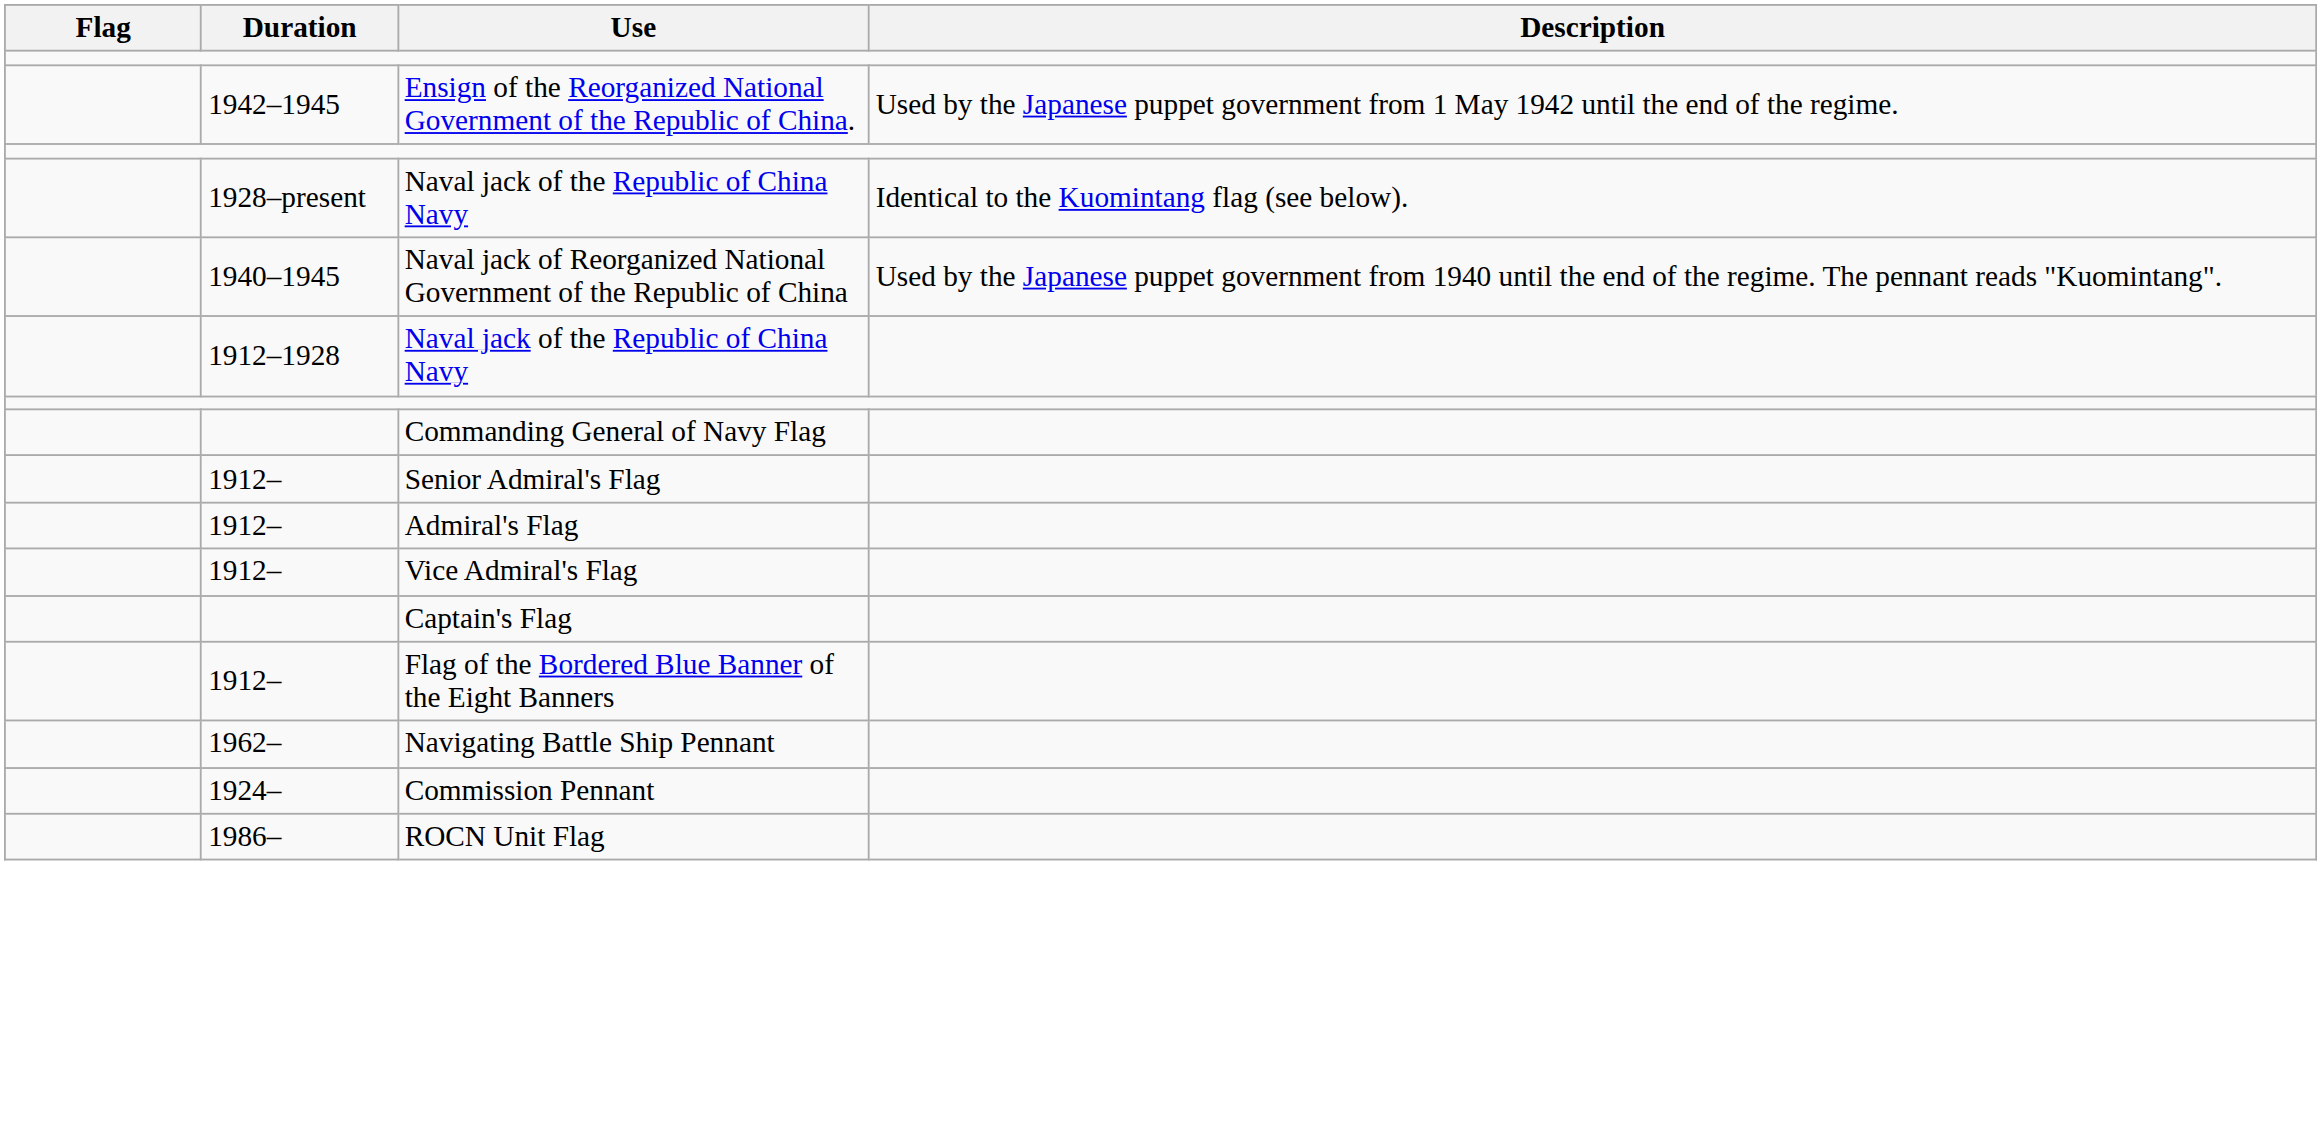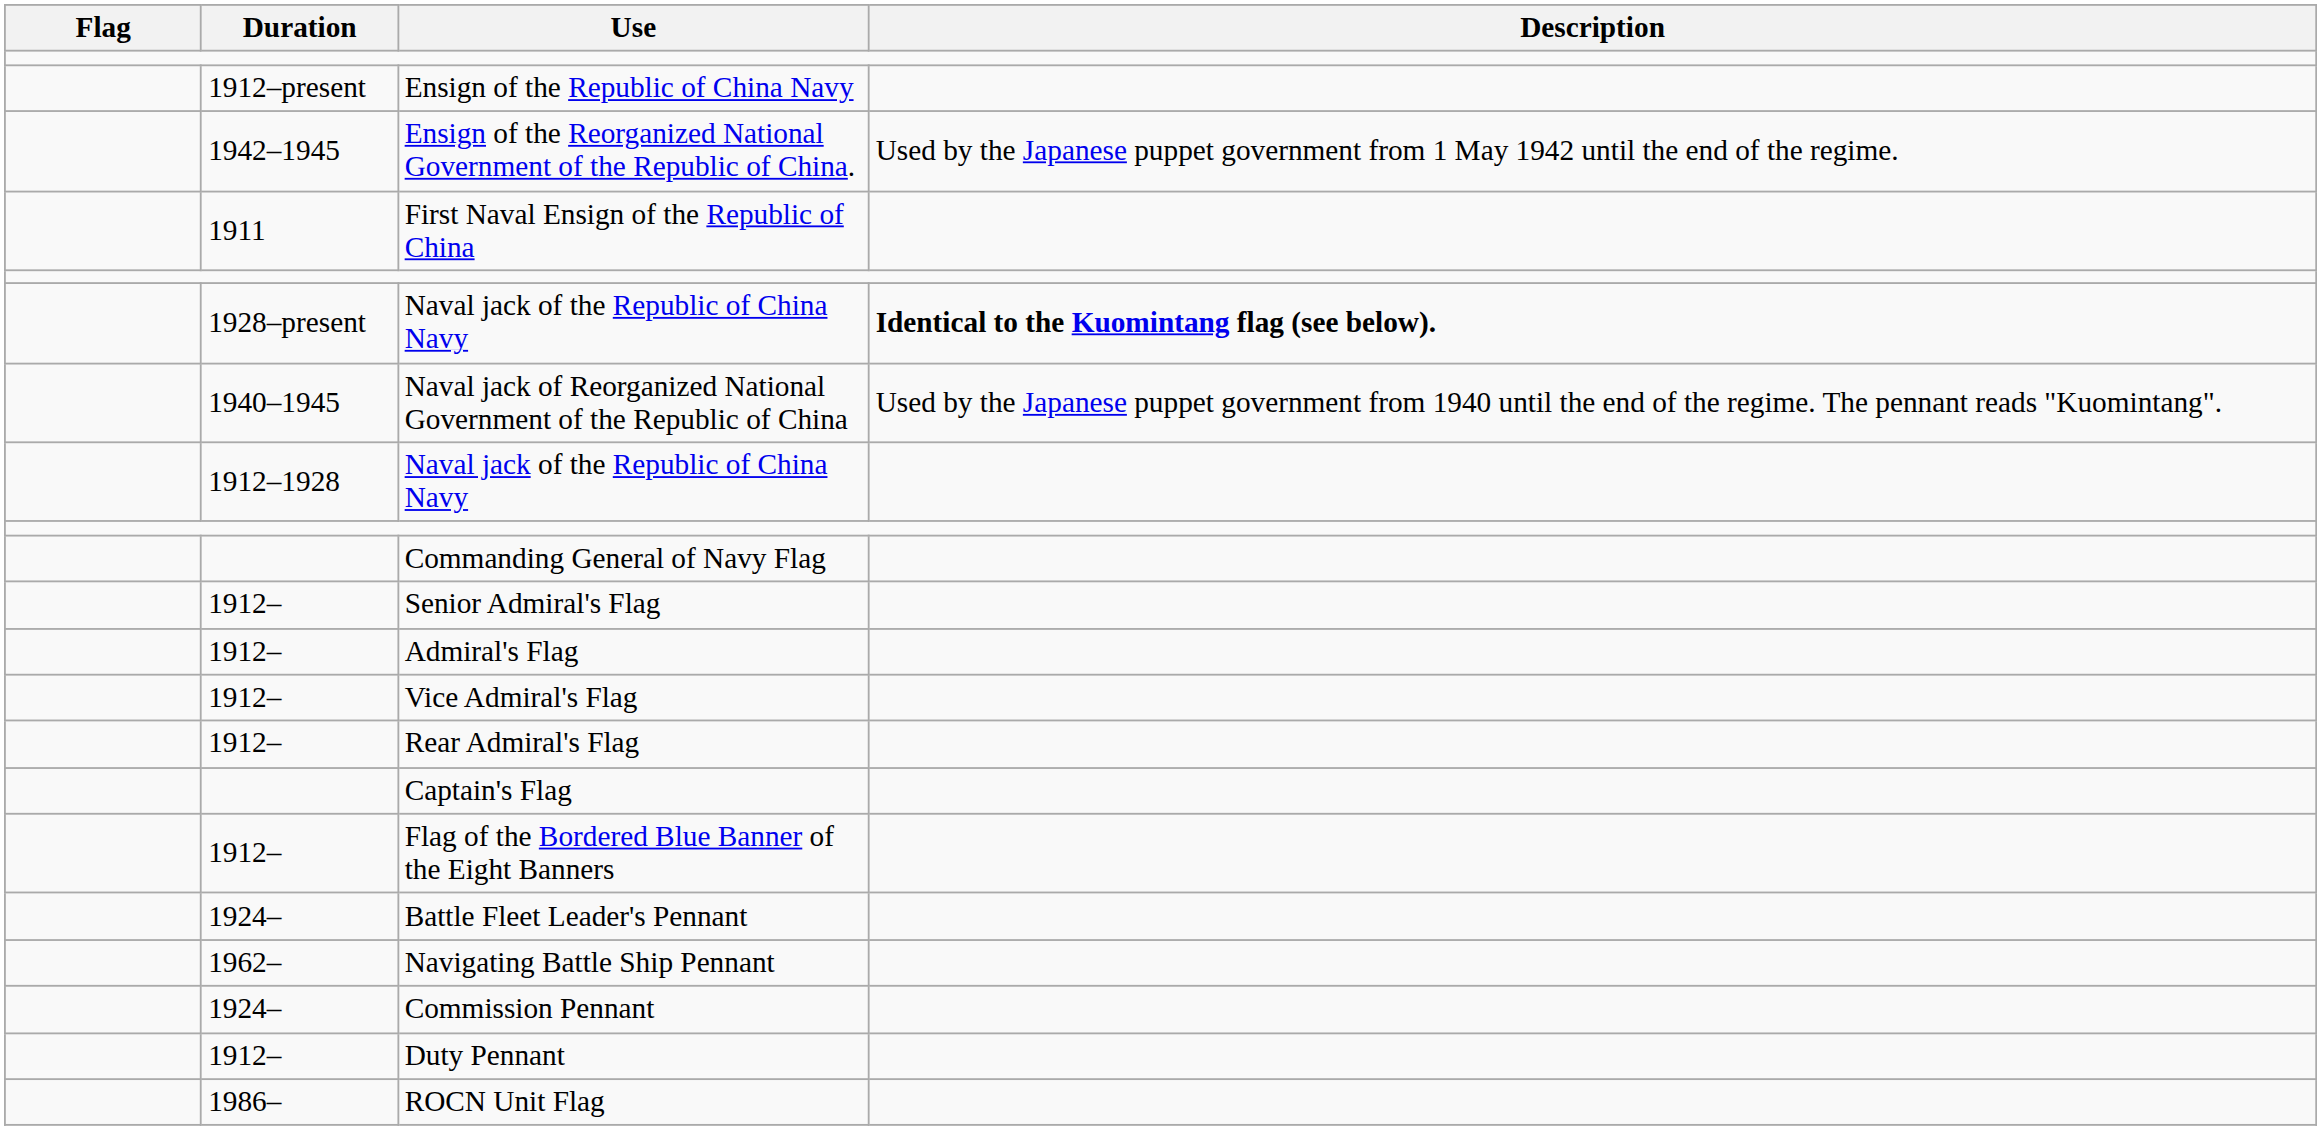+ row: (287, 87)
+ row: (237, 229)
(1142, 196) normal -> (1156, 322) bold
+ row: (245, 743)
+ row: (245, 915)
+ row: (245, 1055)
